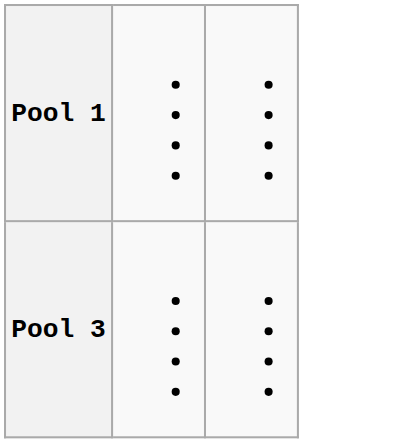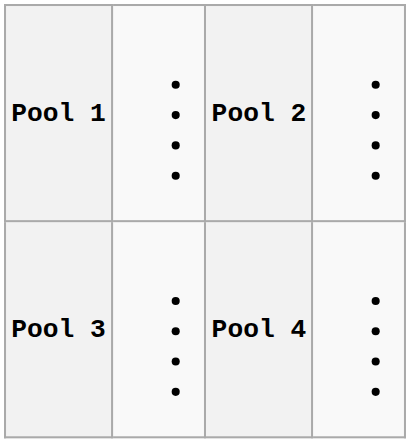+ column: (259, 113)
